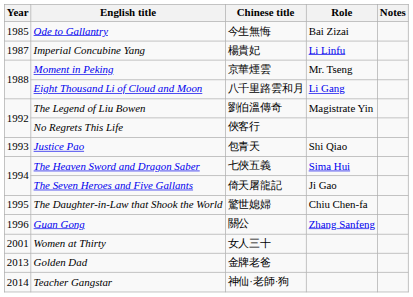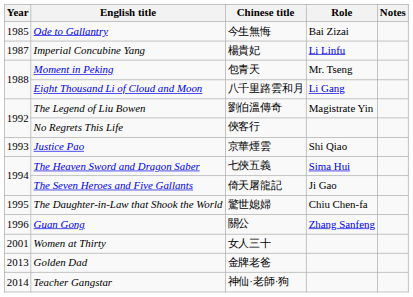(249, 69) 京華煙雲 -> (244, 69) 包青天
(244, 146) 包青天 -> (249, 146) 京華煙雲
